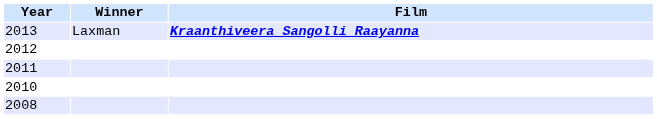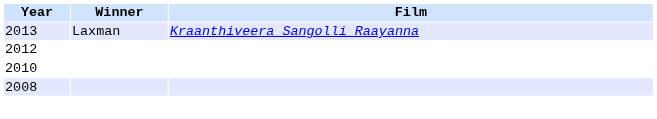(294, 31) bold -> (294, 31) normal
- row: (21, 68)
